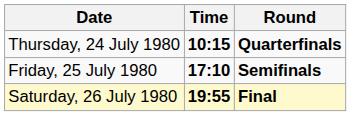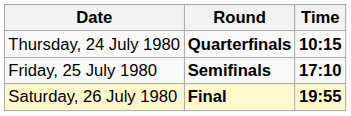columns swapped: (209, 17) <-> (290, 17)
